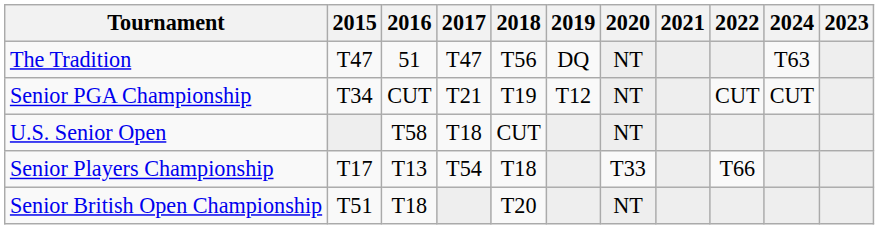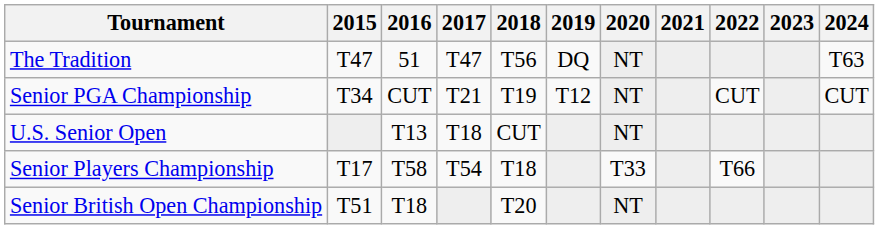columns swapped: (847, 22) <-> (792, 22)
(409, 132) T58 -> (409, 132) T13
(409, 169) T13 -> (409, 169) T58
